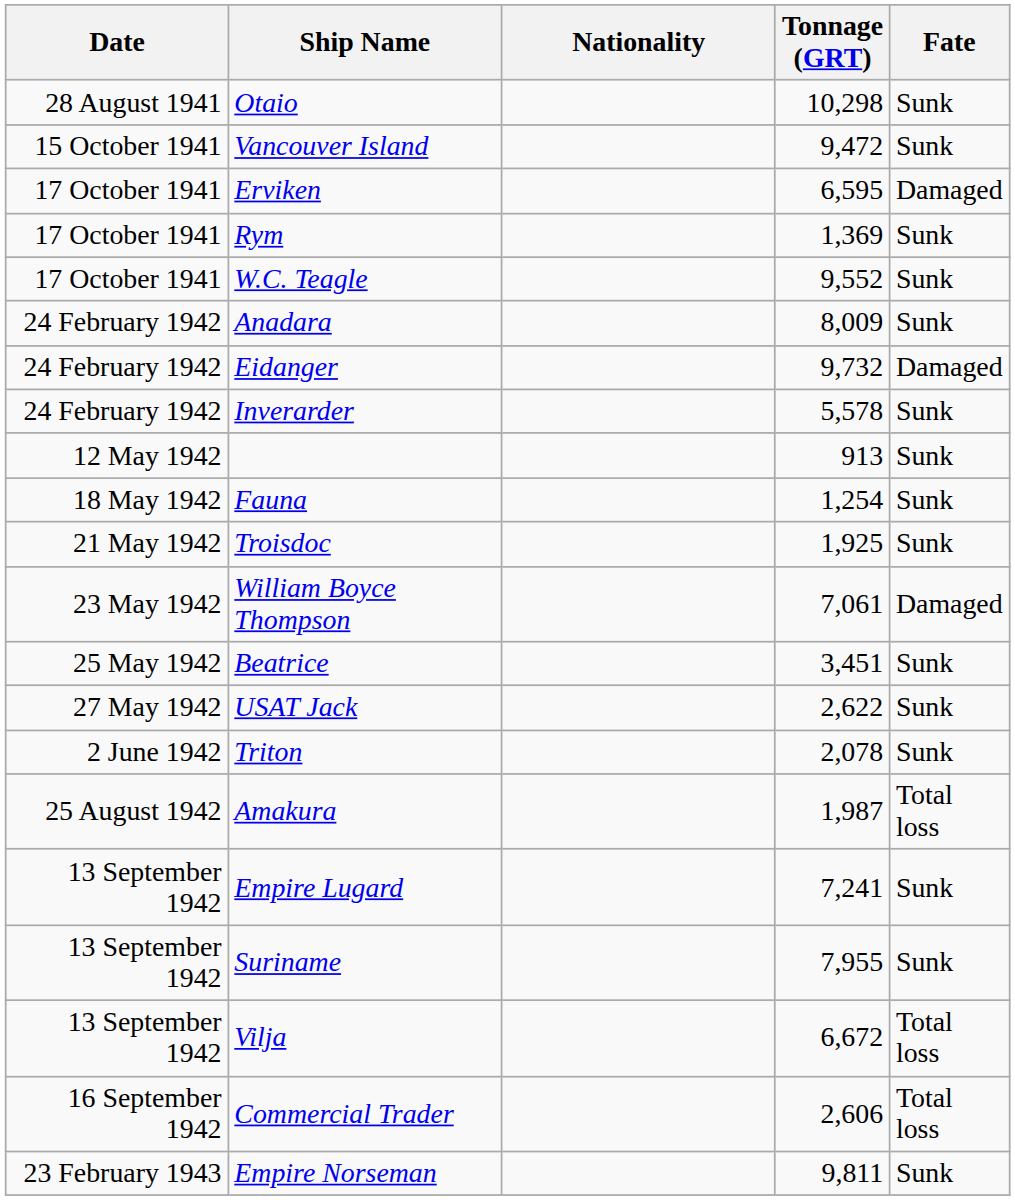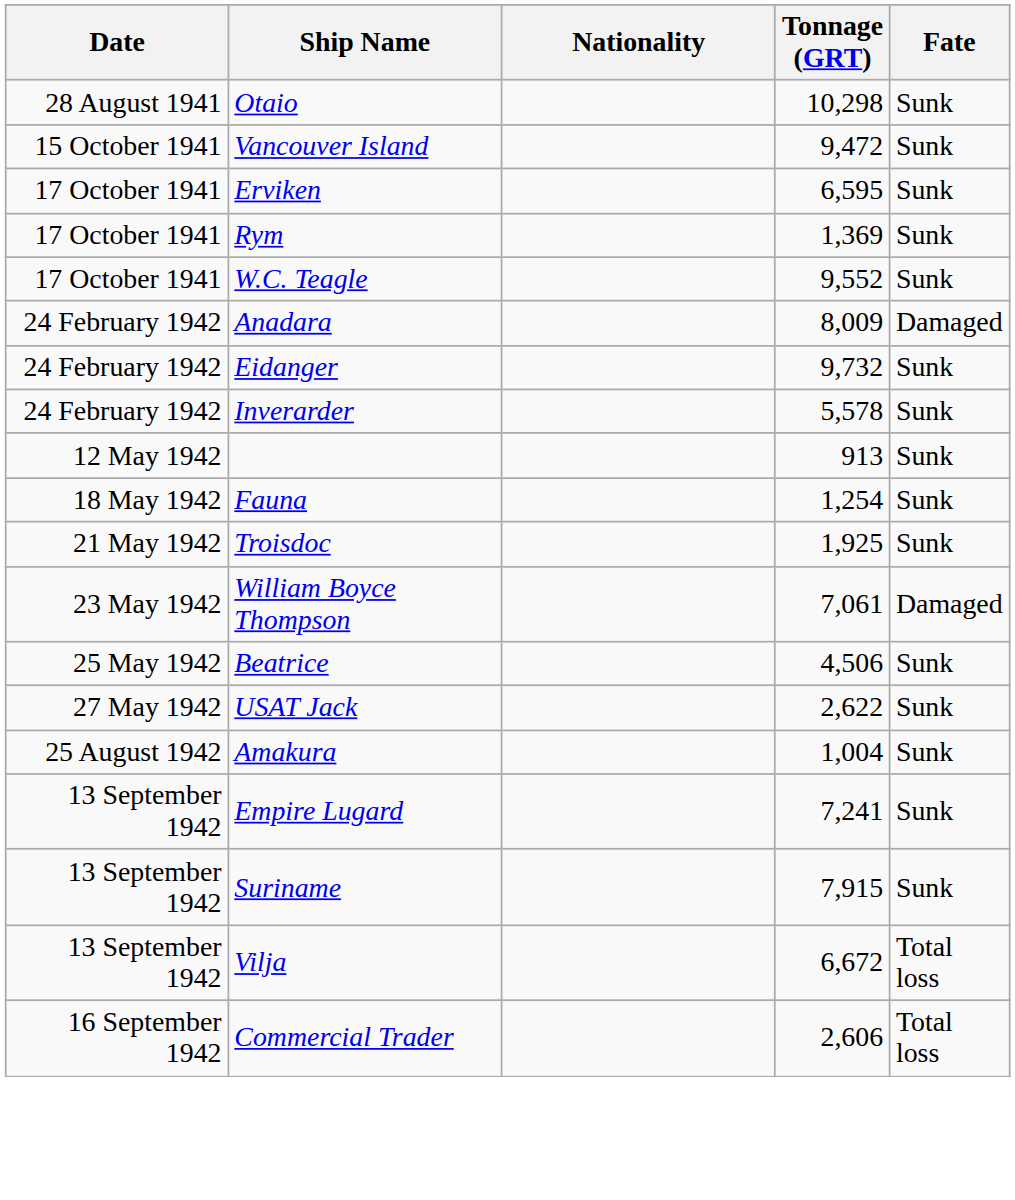(949, 190) Damaged -> (925, 190) Sunk
(925, 322) Sunk -> (949, 322) Damaged
(949, 366) Damaged -> (925, 366) Sunk
(852, 663) 3,451 -> (852, 663) 4,506
- row: (268, 751)
(852, 811) 1,987 -> (852, 751) 1,004
(924, 811) Total loss -> (925, 751) Sunk
(852, 962) 7,955 -> (852, 886) 7,915
- row: (336, 1173)
